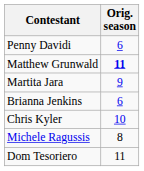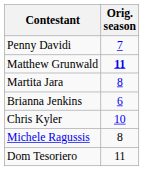(120, 45) 6 -> (120, 45) 7
(120, 82) 9 -> (120, 82) 8
